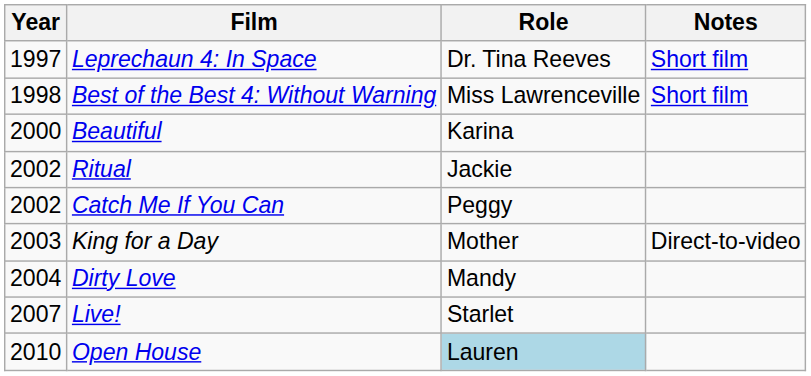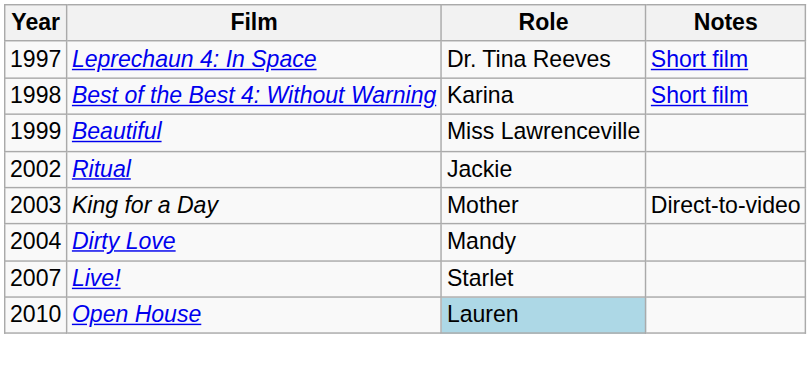(544, 95) Miss Lawrenceville -> (480, 95) Karina
(36, 132) 2000 -> (36, 132) 1999
(480, 132) Karina -> (544, 132) Miss Lawrenceville
- row: (178, 205)
